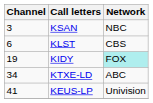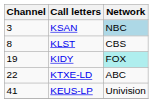(116, 28) no background -> (116, 28) lightblue background
(9, 43) 6 -> (9, 43) 8
(12, 75) 34 -> (12, 75) 22
